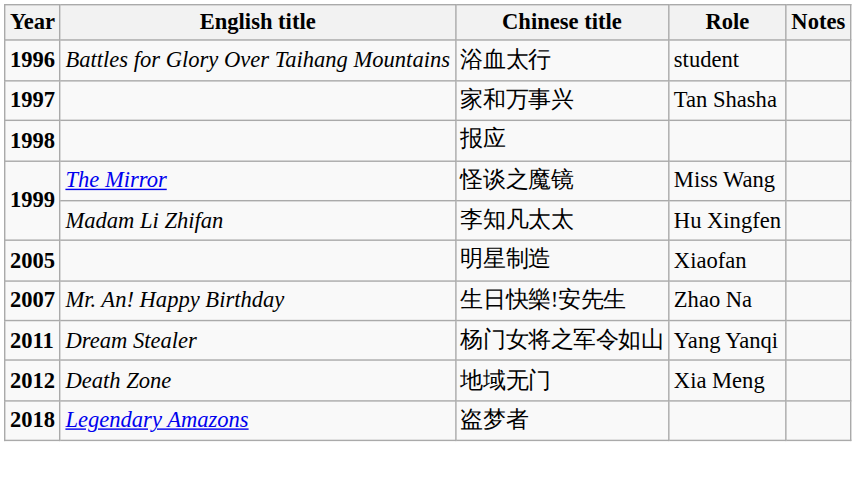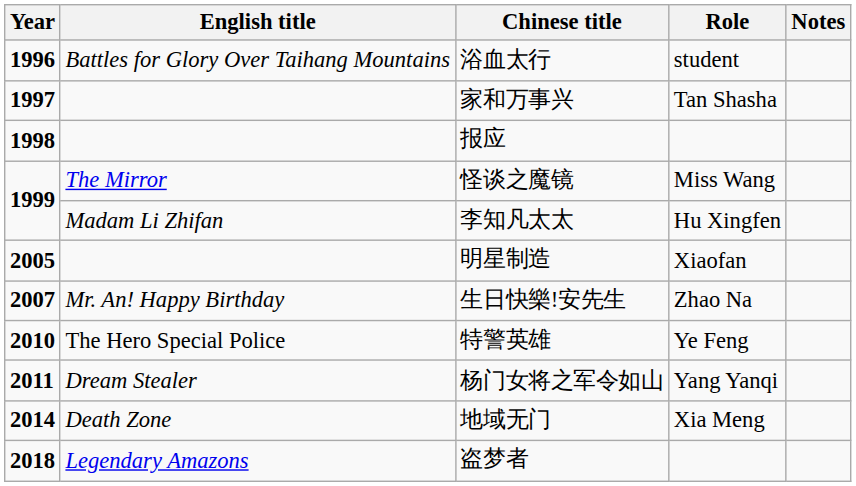+ row: (506, 339)
(32, 380) 2012 -> (32, 420) 2014
